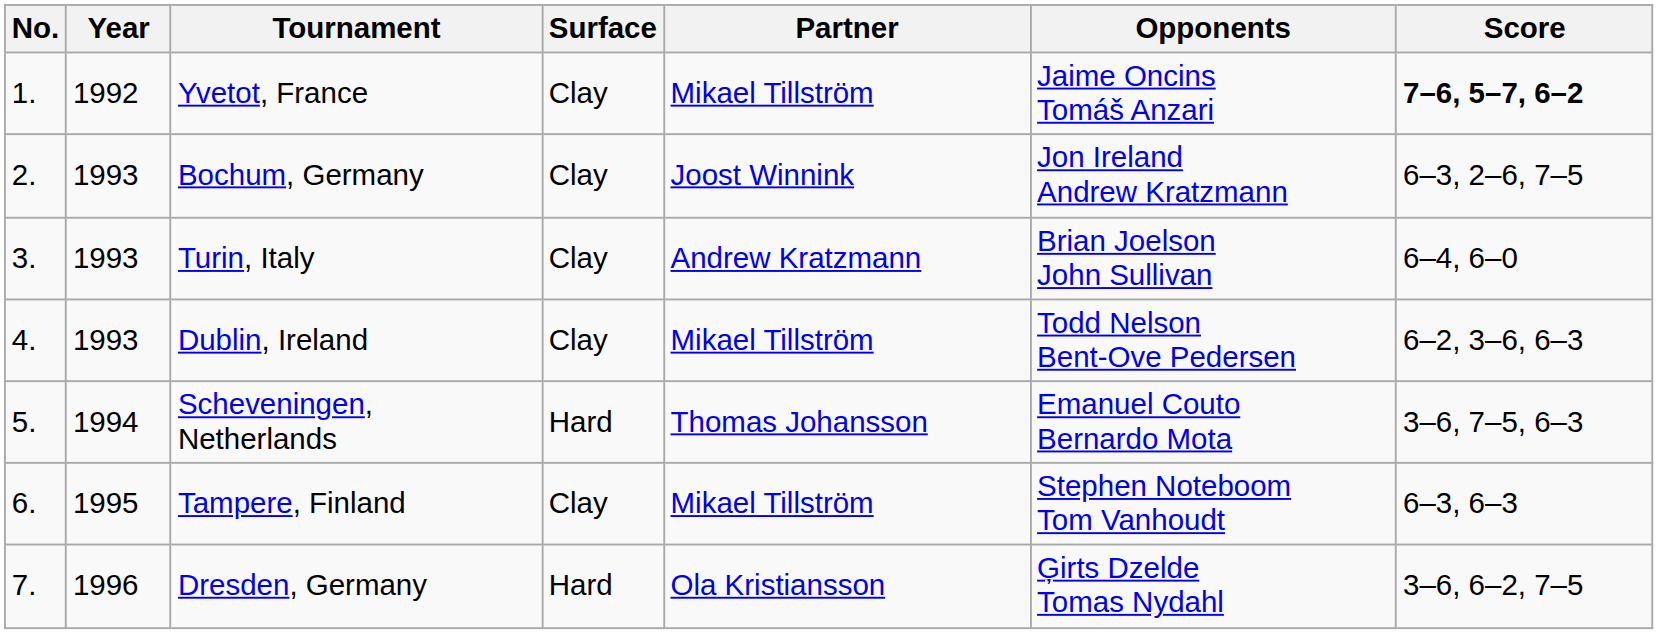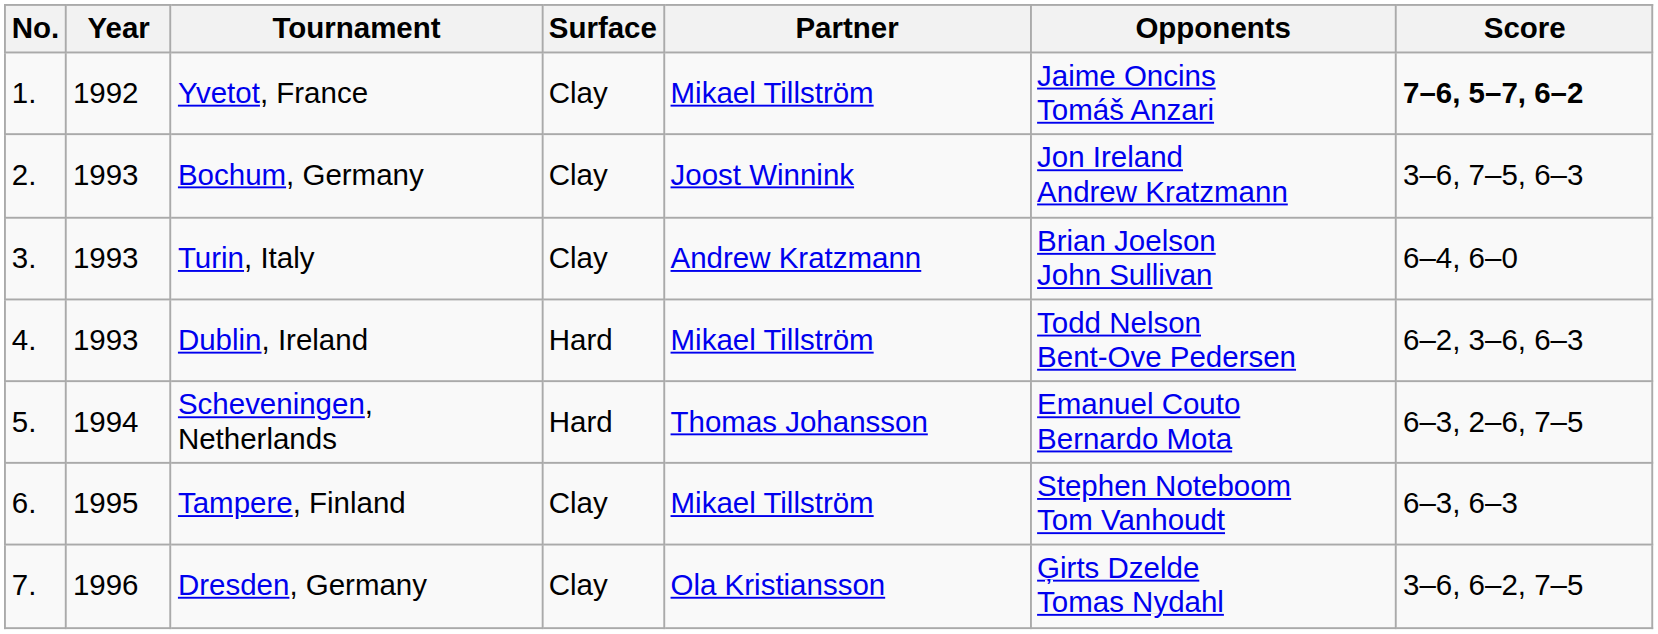(1493, 174) 6–3, 2–6, 7–5 -> (1493, 174) 3–6, 7–5, 6–3
(578, 339) Clay -> (581, 339) Hard
(1493, 421) 3–6, 7–5, 6–3 -> (1493, 421) 6–3, 2–6, 7–5
(581, 585) Hard -> (578, 585) Clay
